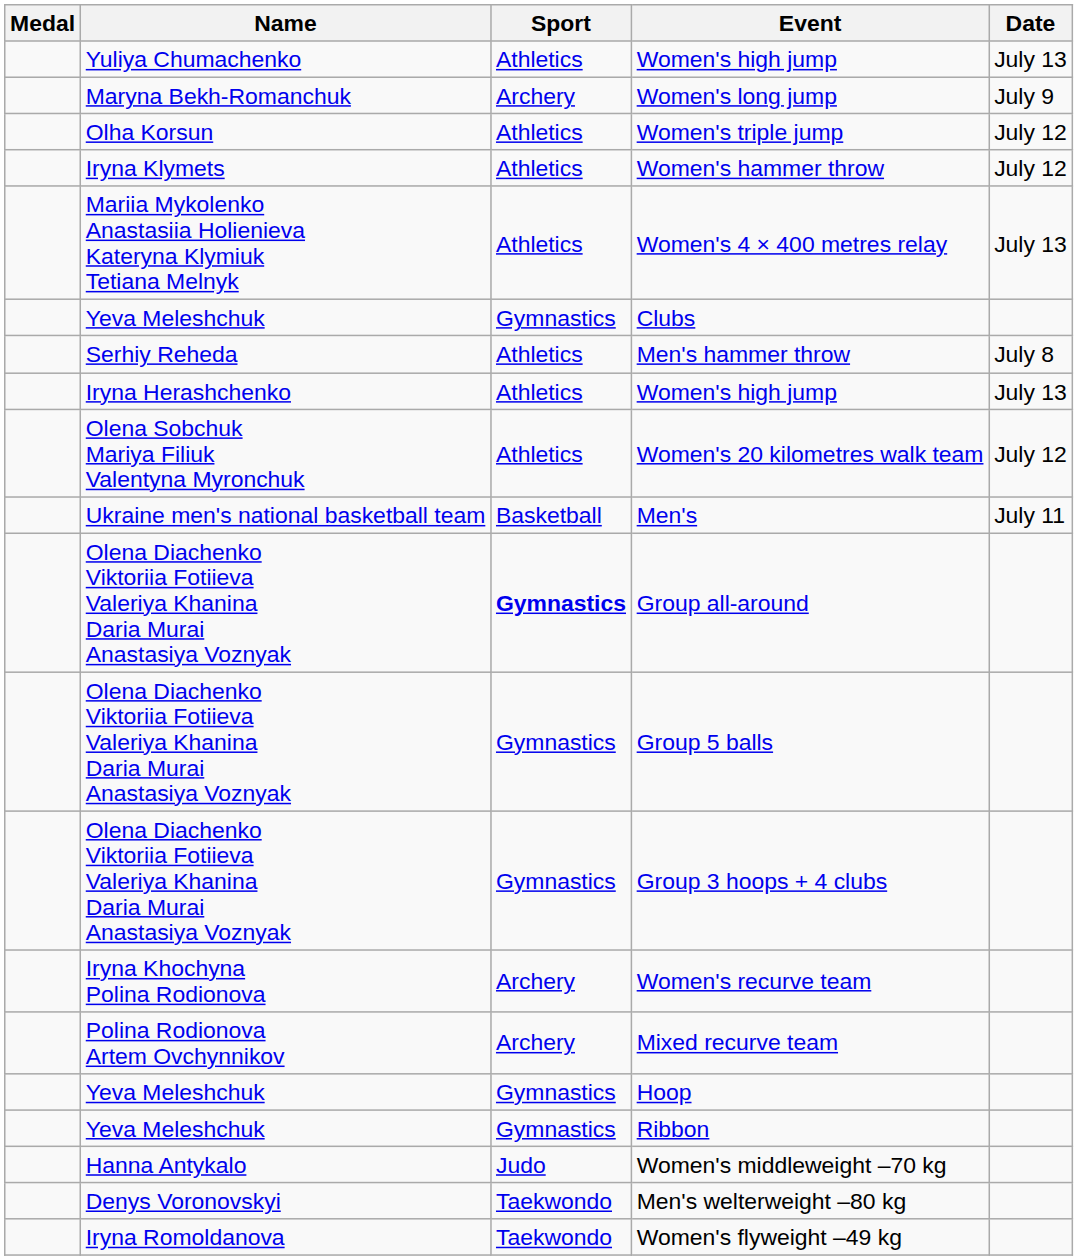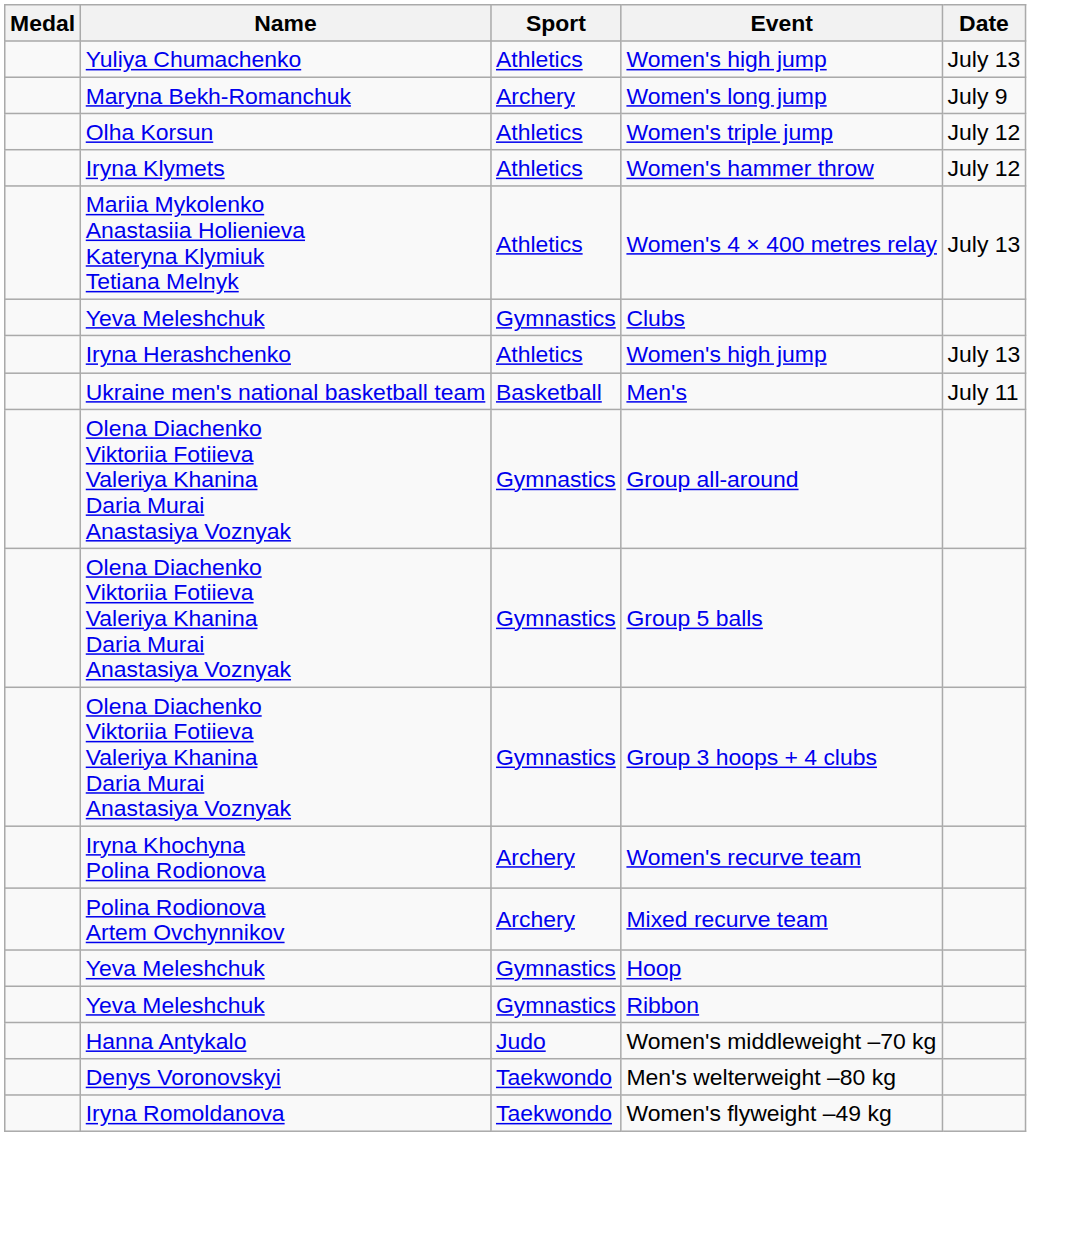- row: (162, 354)
- row: (195, 453)
(561, 602) bold -> (556, 478) normal
